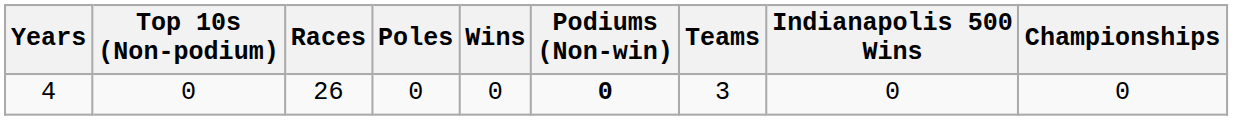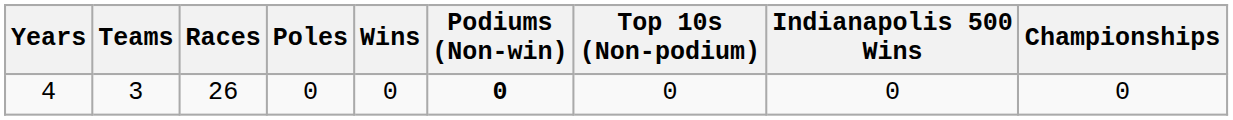columns swapped: (723, 40) <-> (189, 40)
